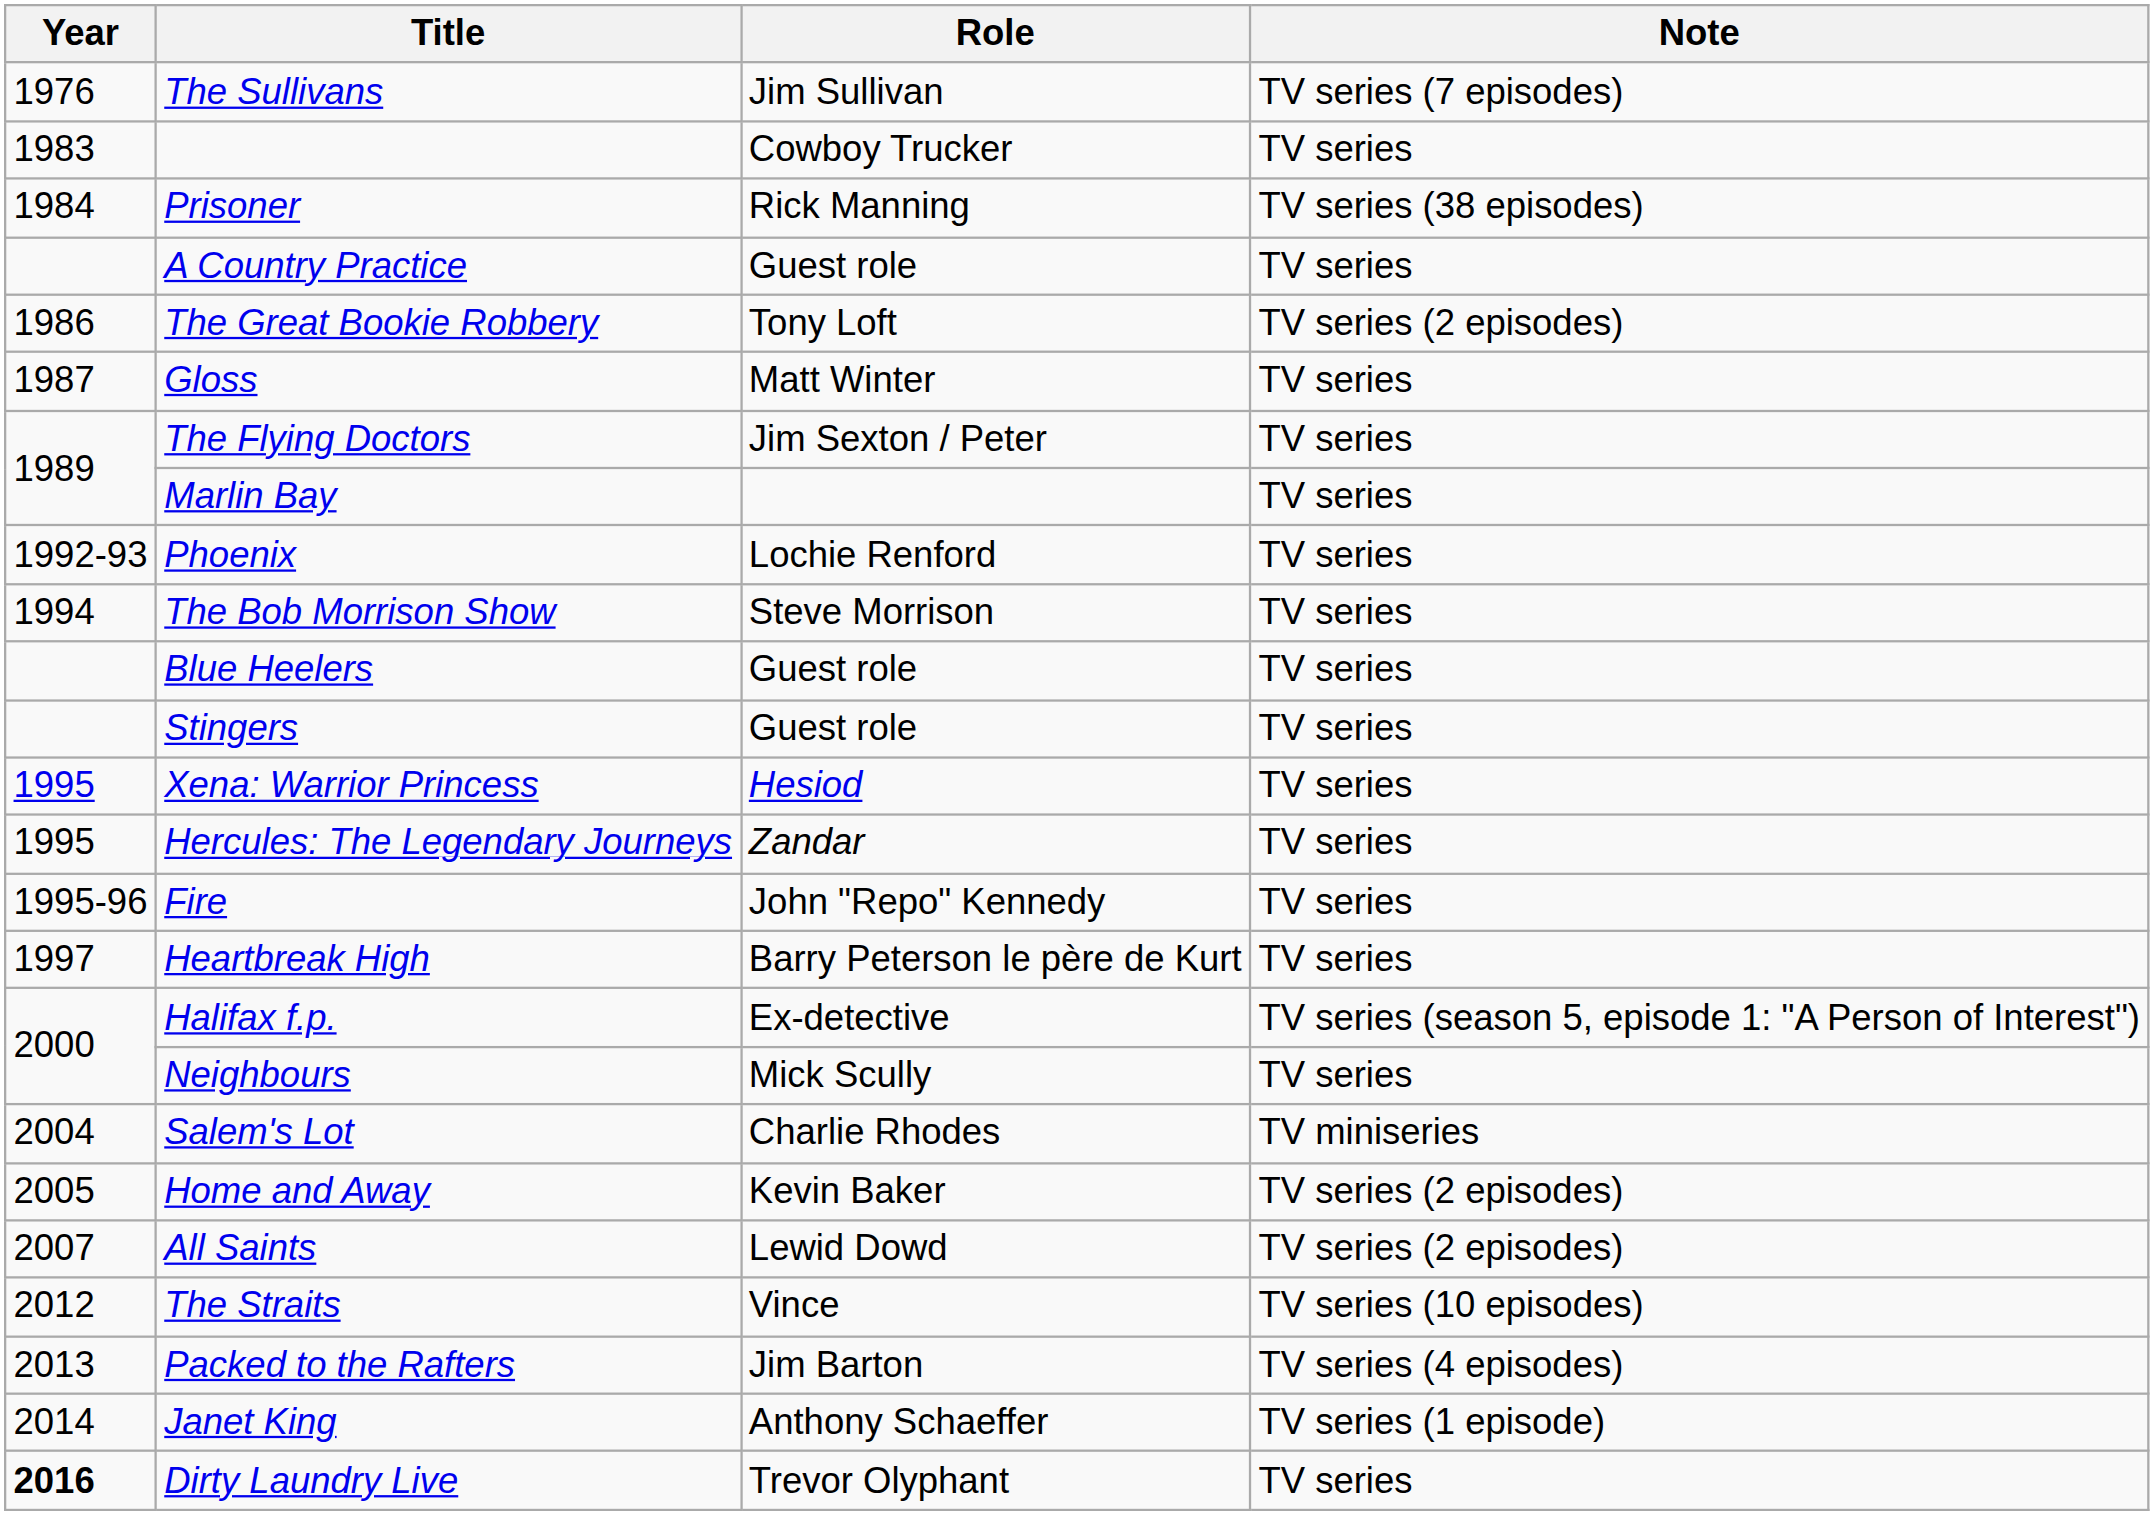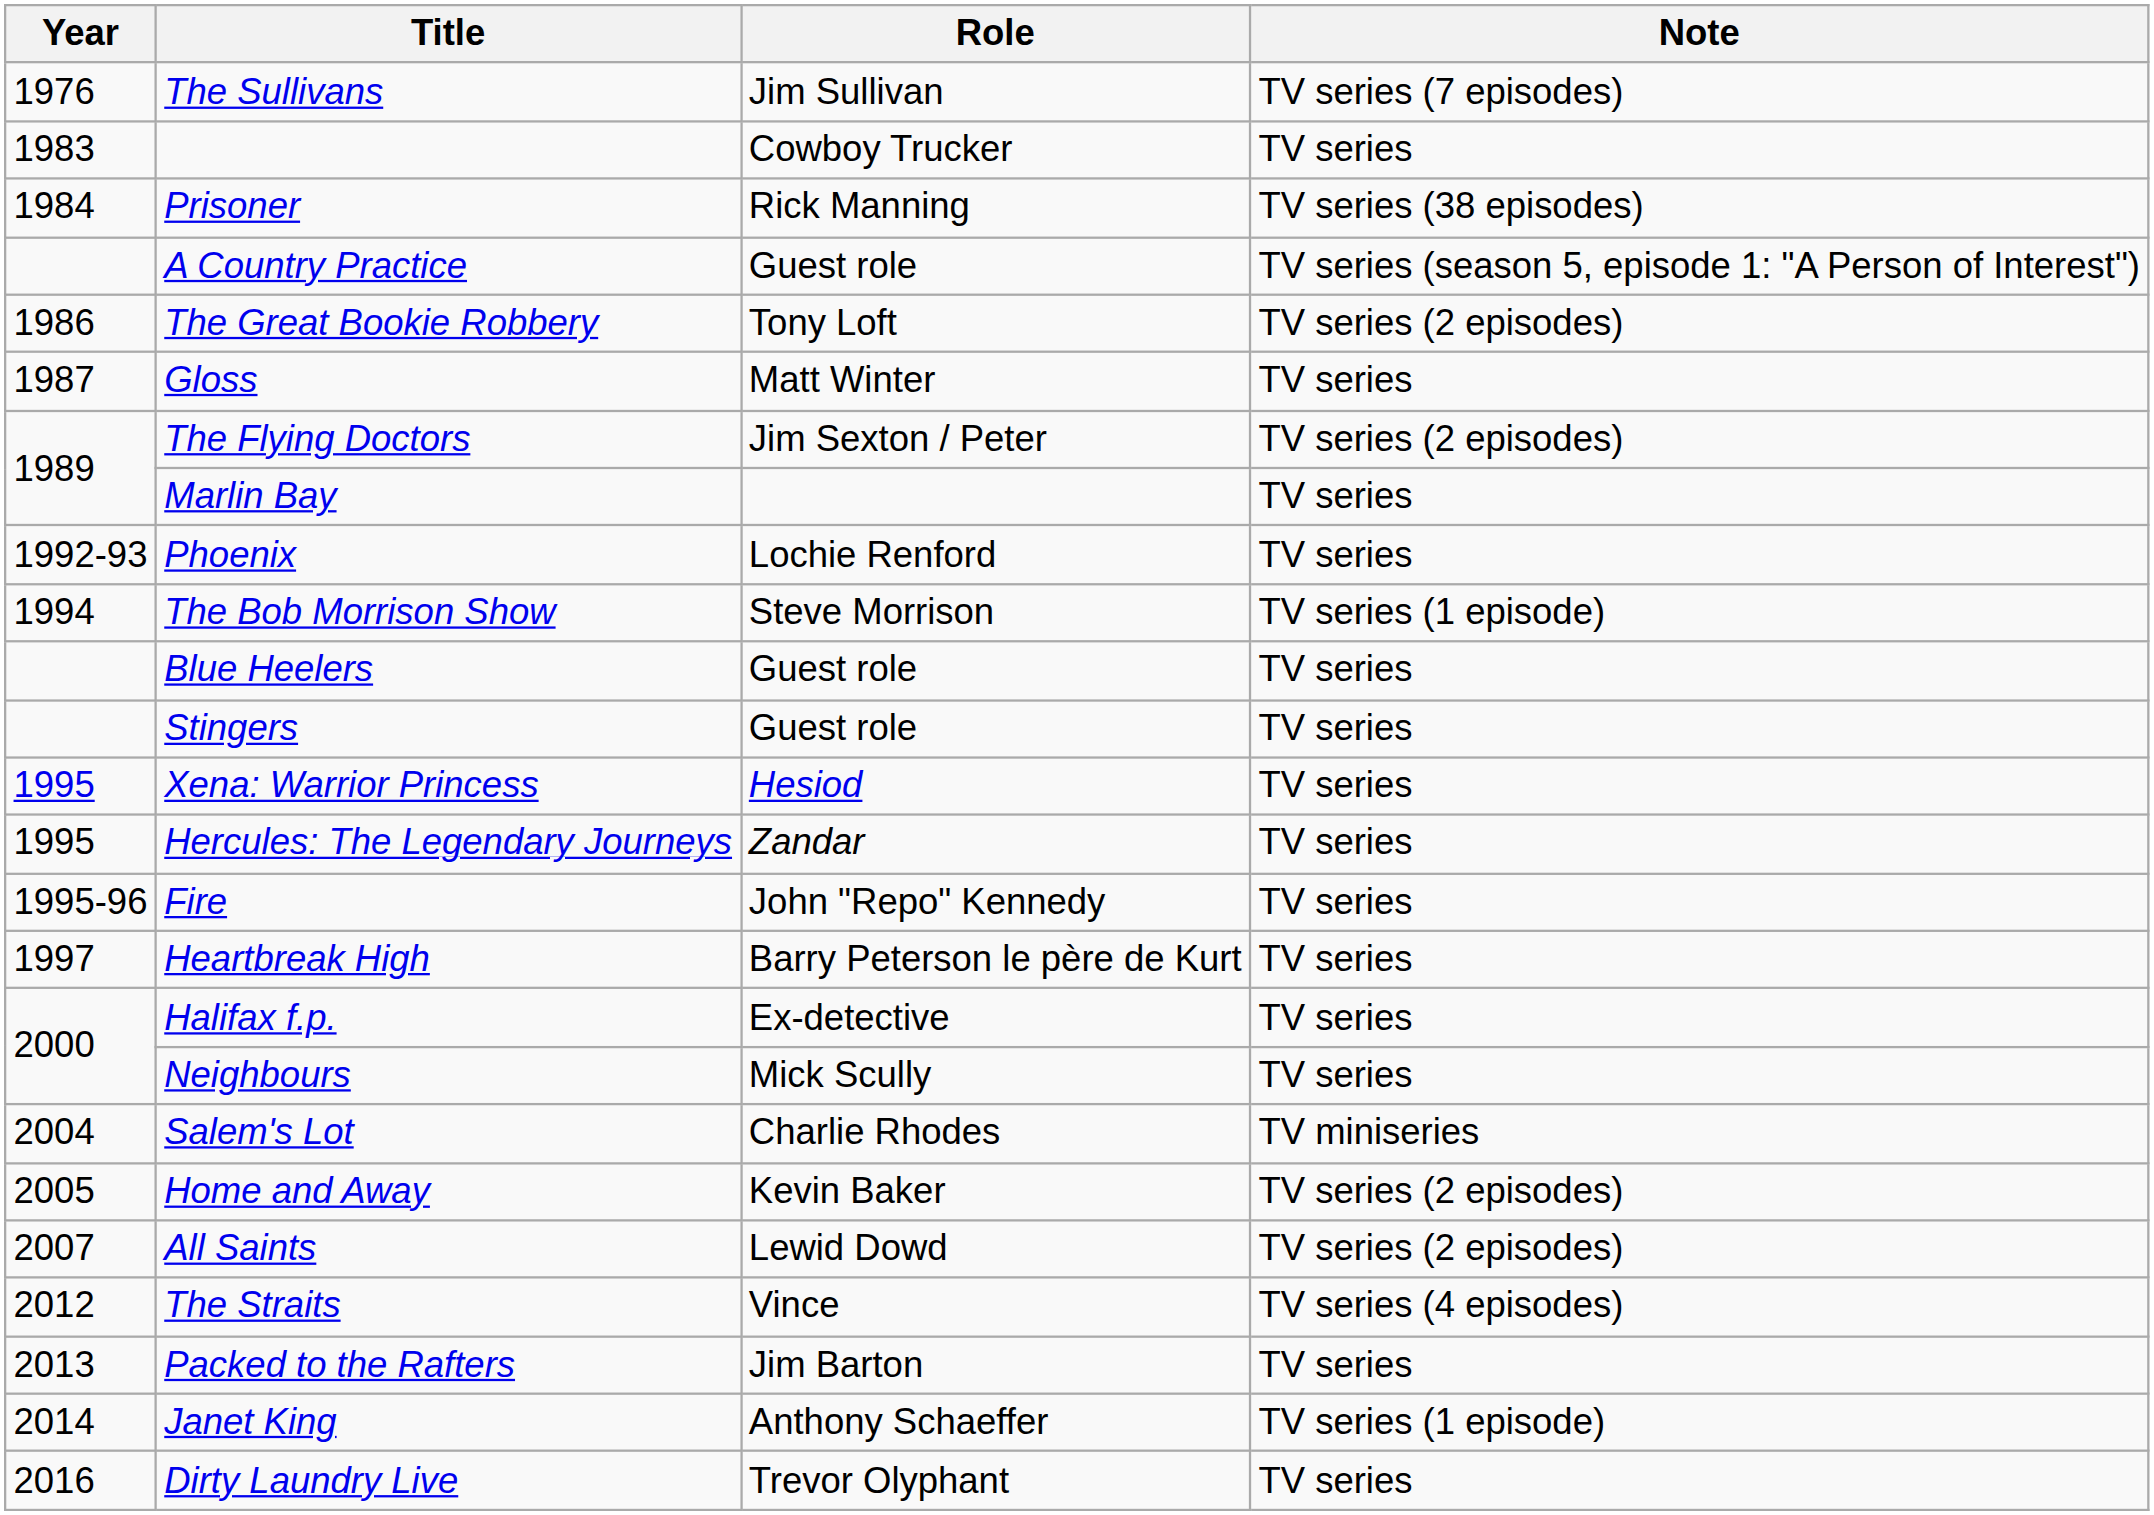(1335, 264) TV series -> (1699, 264) TV series (season 5, episode 1: "A Person of Interest")
(1335, 438) TV series -> (1441, 438) TV series (2 episodes)
(1335, 611) TV series -> (1432, 611) TV series (1 episode)
(1699, 1016) TV series (season 5, episode 1: "A Person of Interest") -> (1335, 1016) TV series
(1451, 1306) TV series (10 episodes) -> (1441, 1306) TV series (4 episodes)
(1441, 1364) TV series (4 episodes) -> (1335, 1364) TV series
(54, 1479) bold -> (54, 1479) normal
